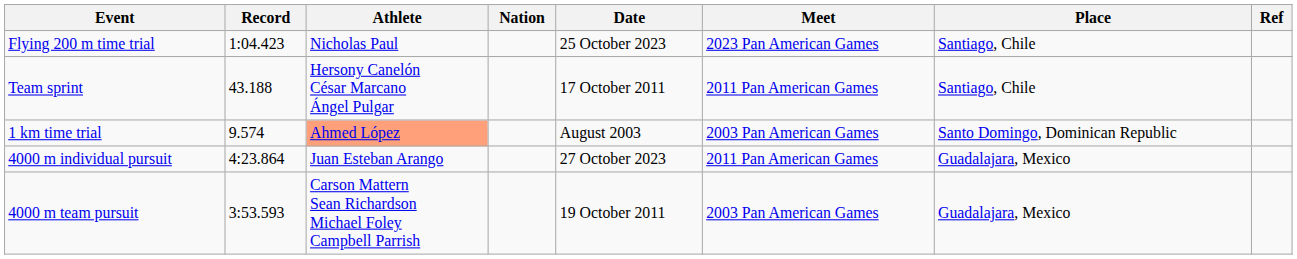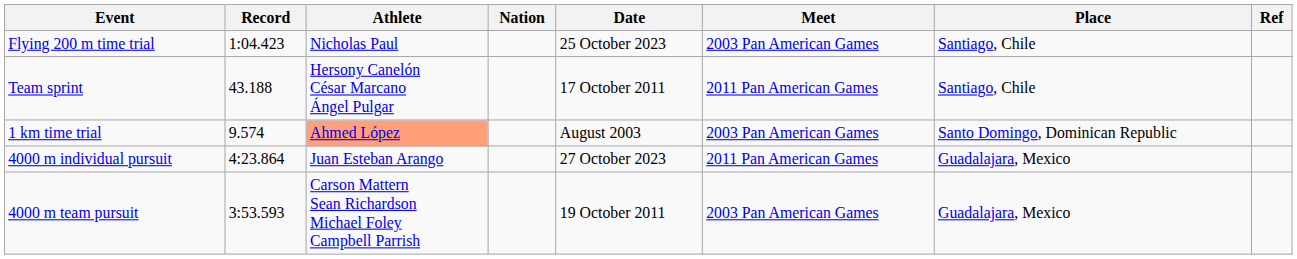(792, 43) 2023 Pan American Games -> (792, 43) 2003 Pan American Games
